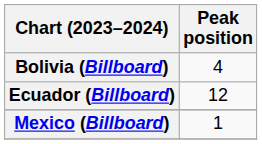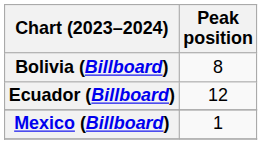(218, 67) 4 -> (218, 67) 8
